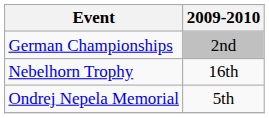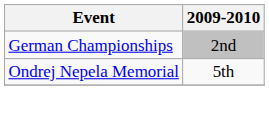- row: (71, 71)
